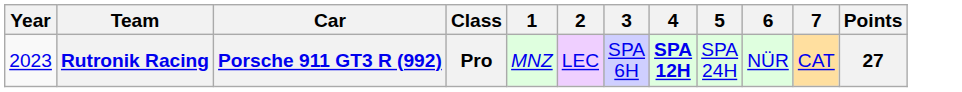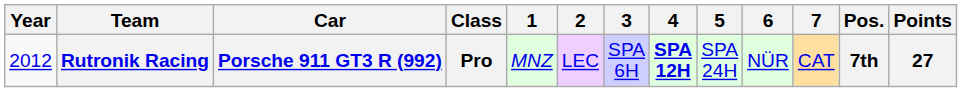+ column: (864, 19)
(31, 60) 2023 -> (31, 60) 2012
